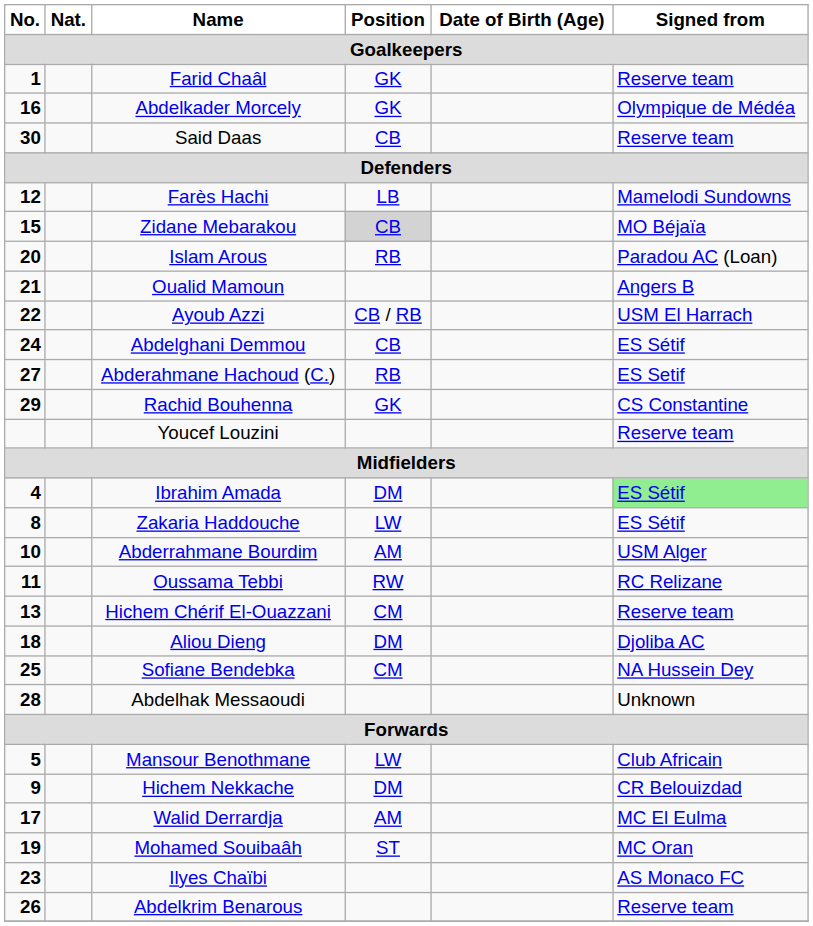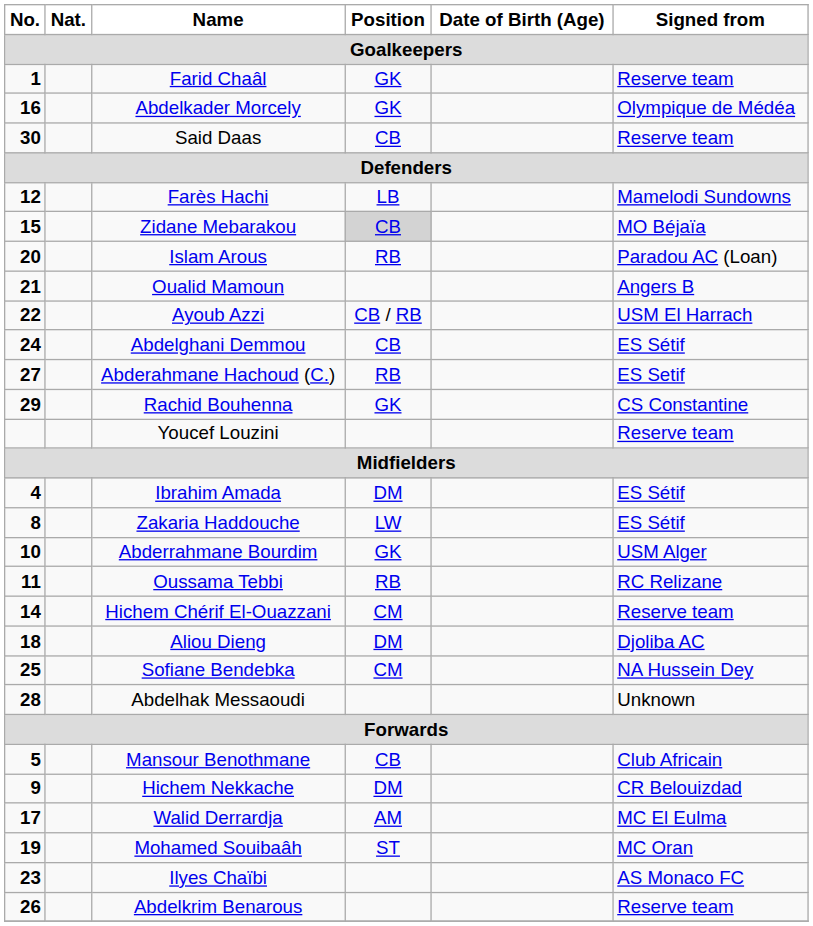(651, 493) lightgreen background -> (651, 493) no background
(388, 552) AM -> (388, 552) GK
(388, 582) RW -> (388, 582) RB
(30, 611) 13 -> (30, 611) 14
(388, 759) LW -> (388, 759) CB
